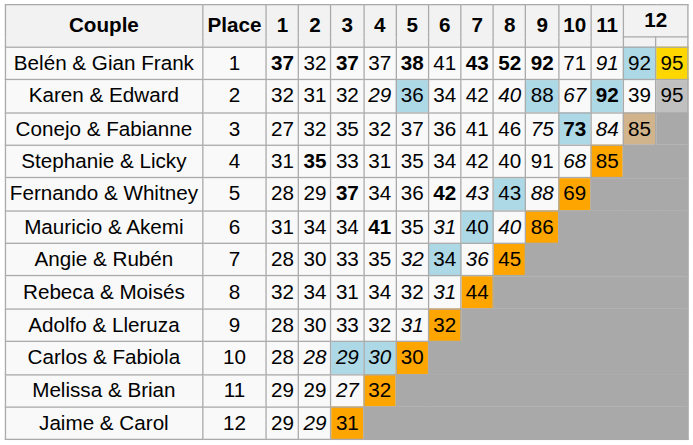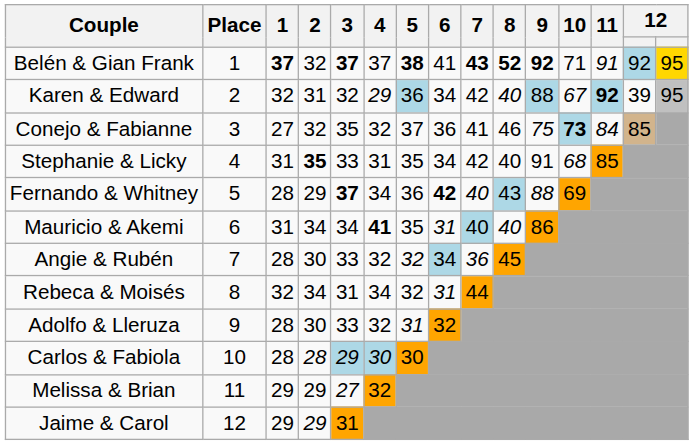(477, 194) 43 -> (477, 194) 40
(380, 259) 35 -> (380, 259) 32
